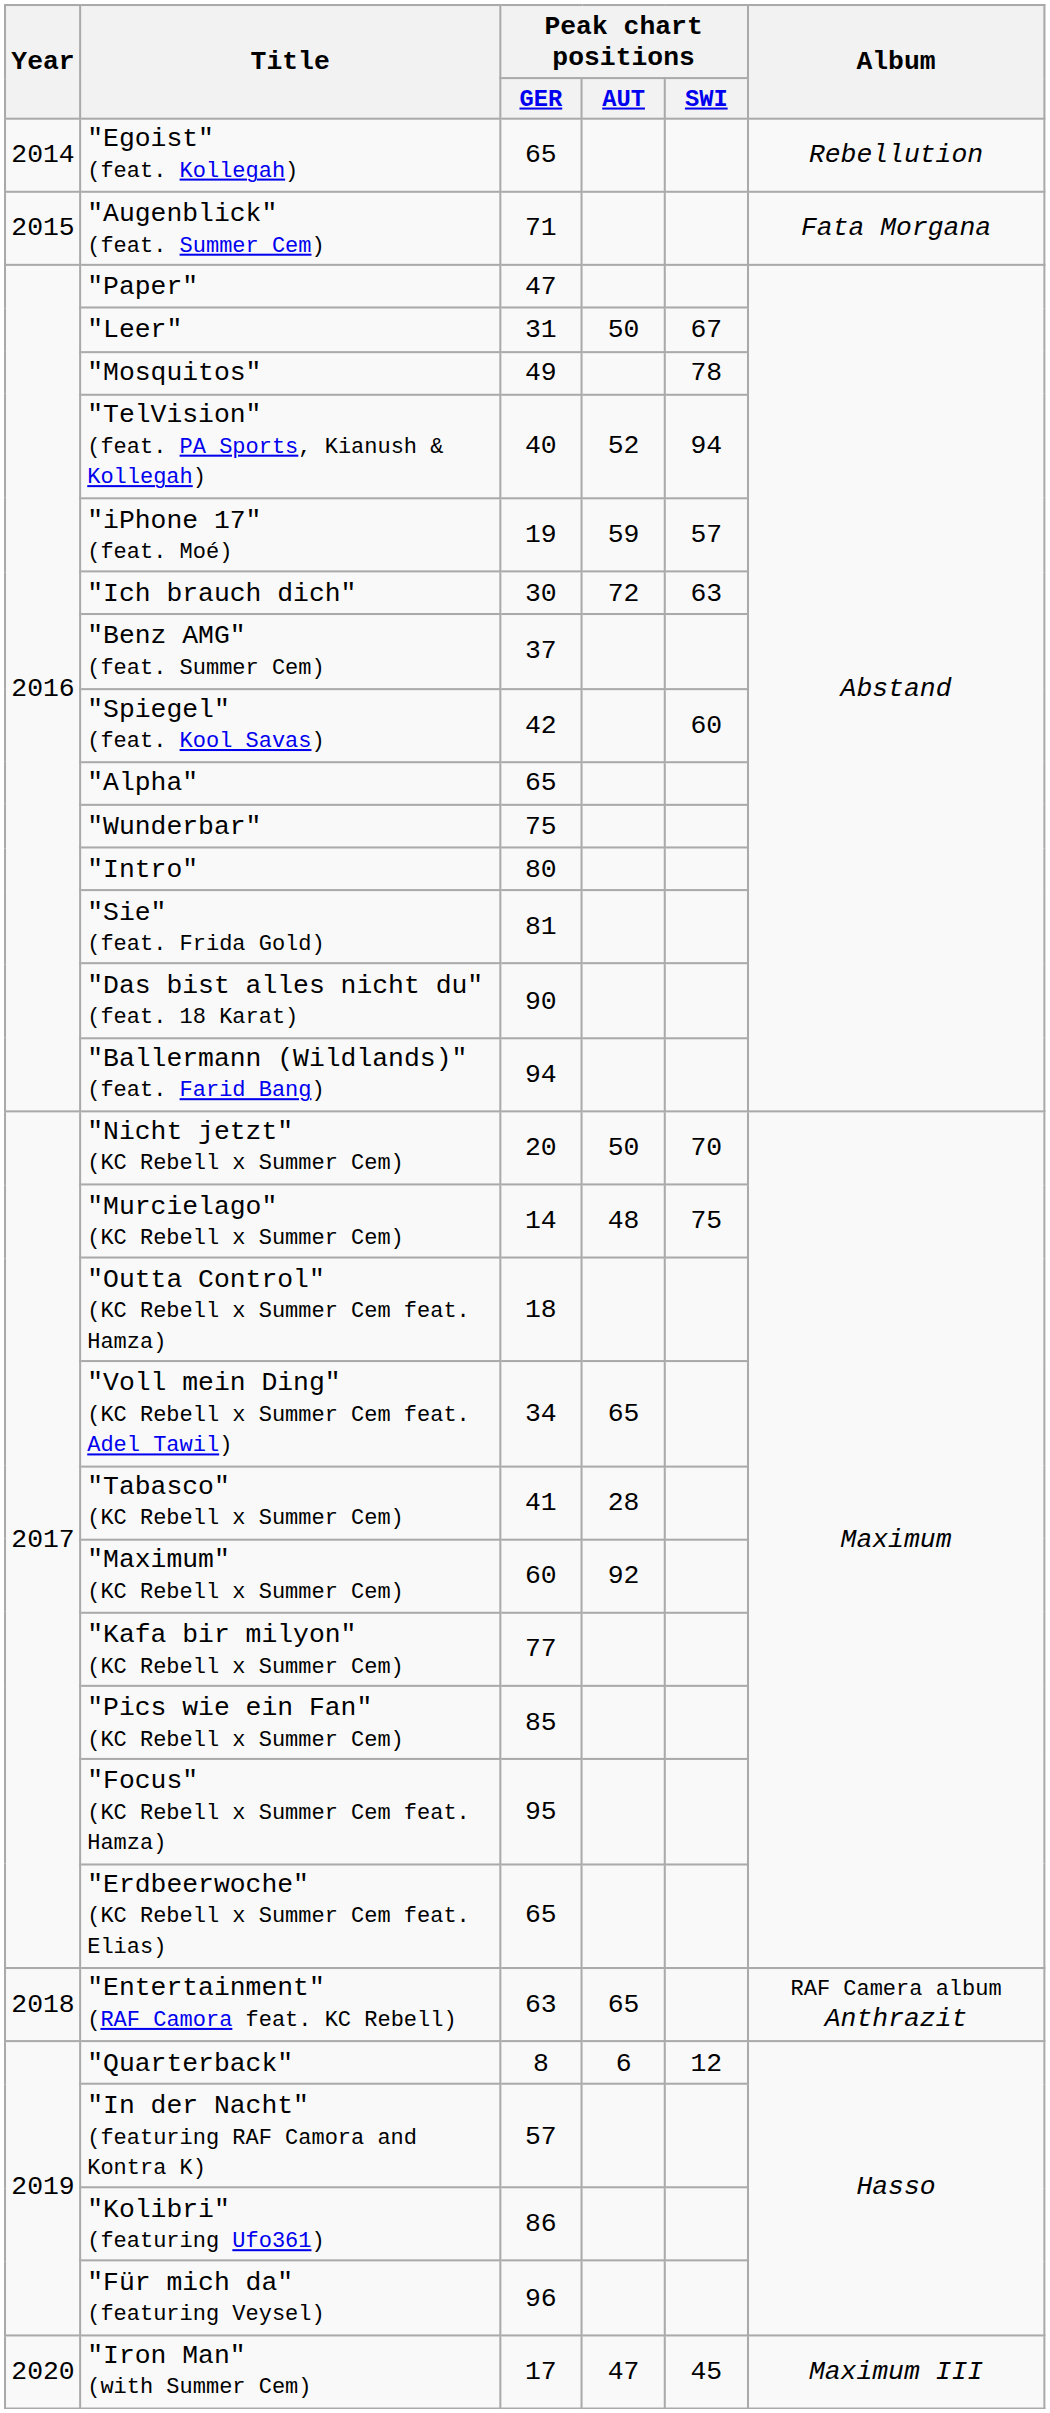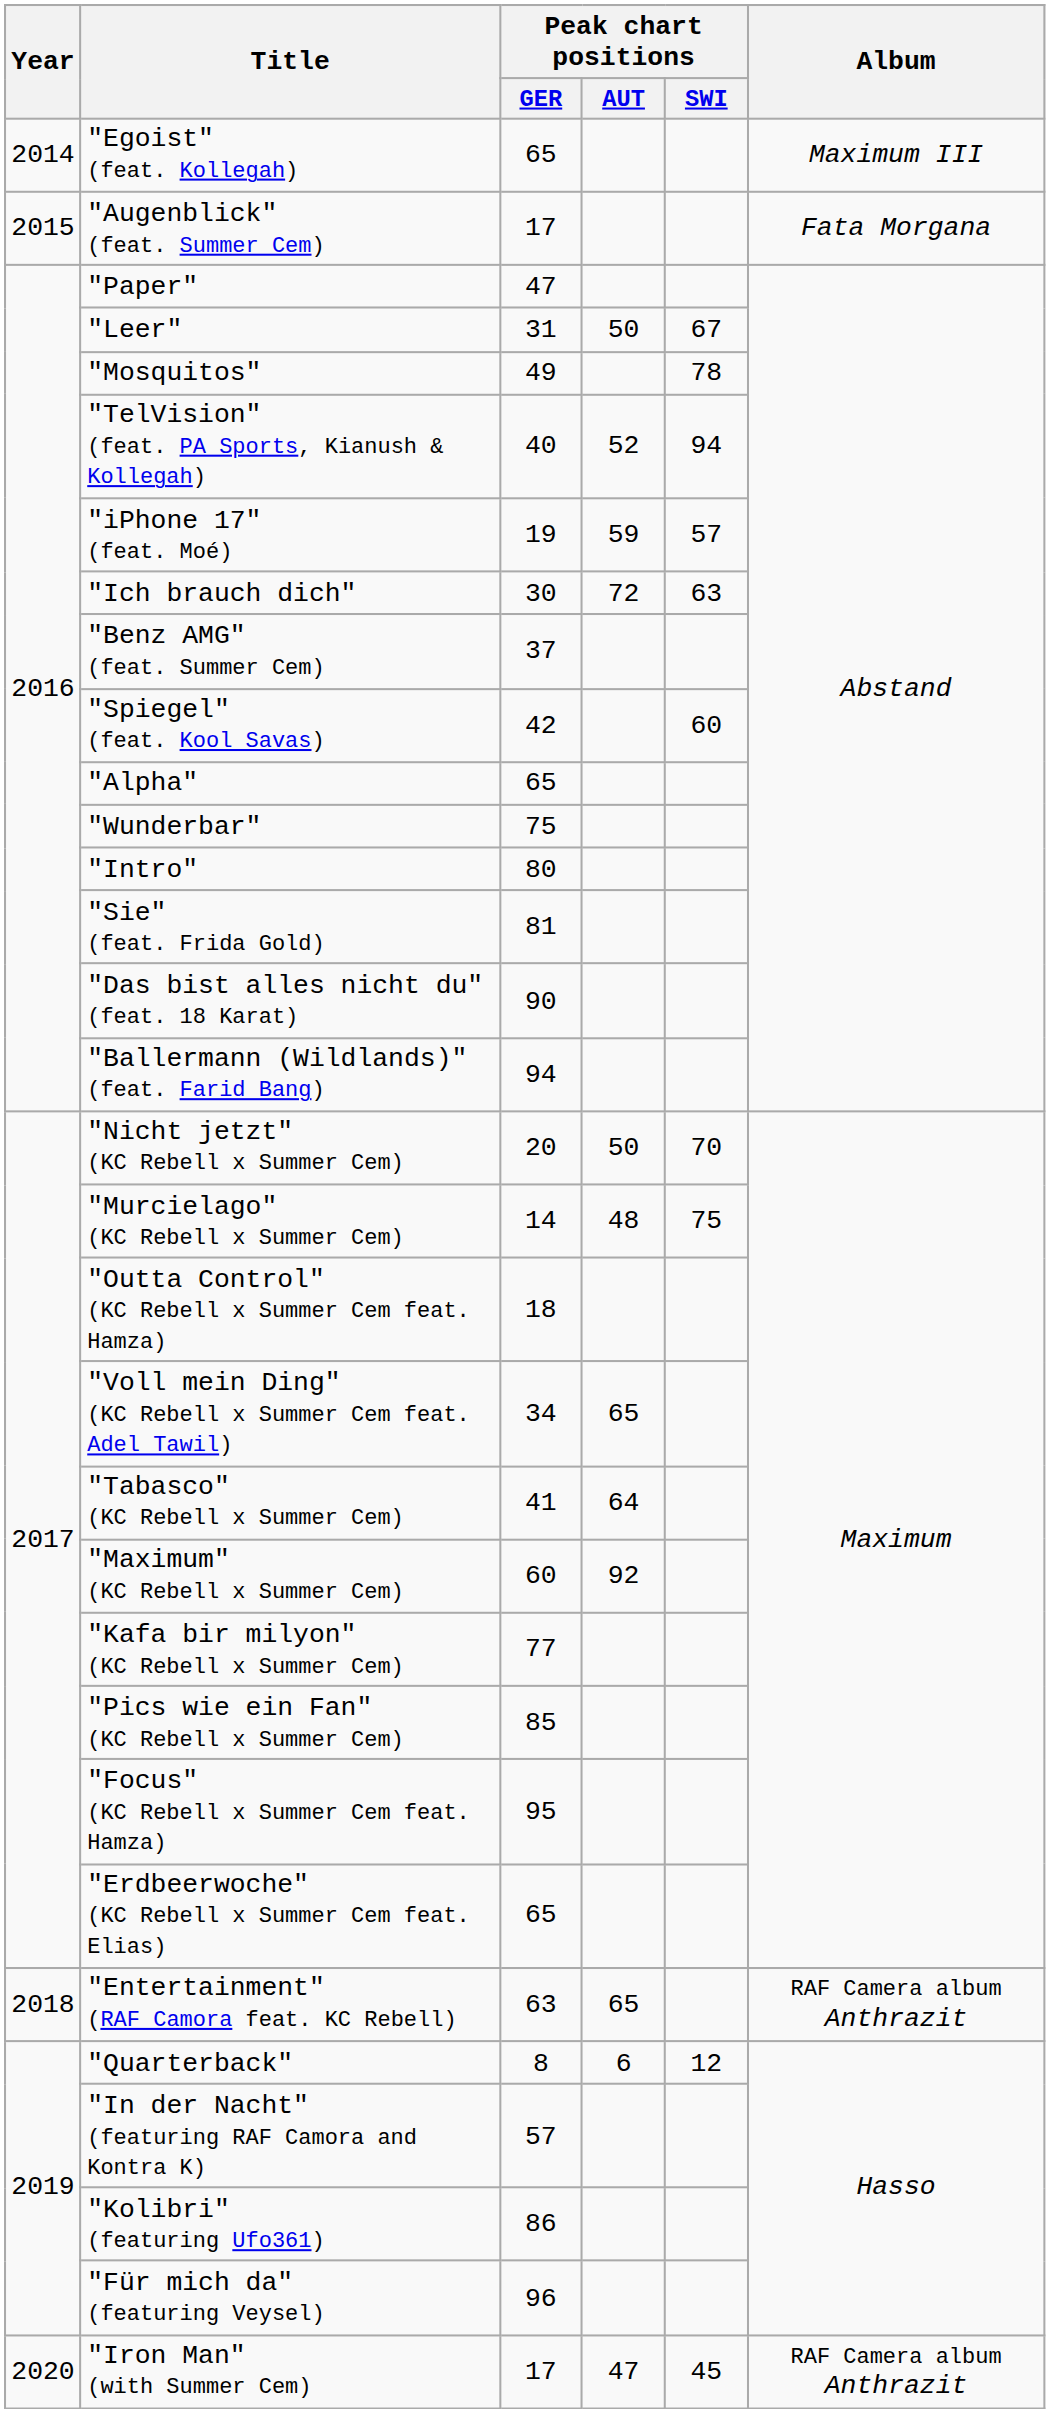(896, 155) Rebellution -> (896, 155) Maximum III
(541, 229) 71 -> (541, 229) 17
(624, 1503) 28 -> (624, 1503) 64
(896, 2371) Maximum III -> (896, 2374) RAF Camera album Anthrazit
